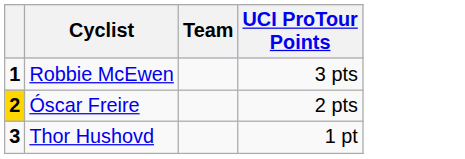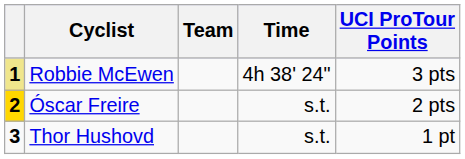+ column: (287, 31)
(15, 74) no background -> (15, 74) khaki background
